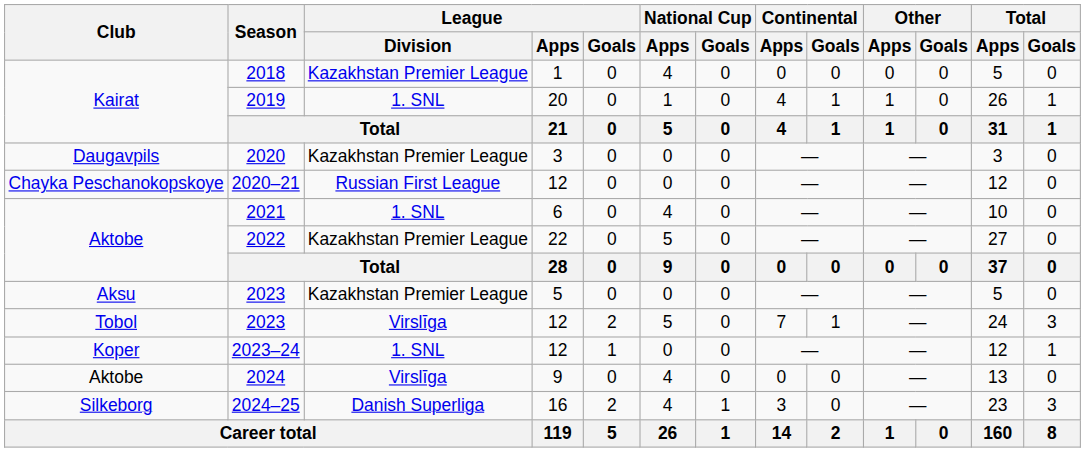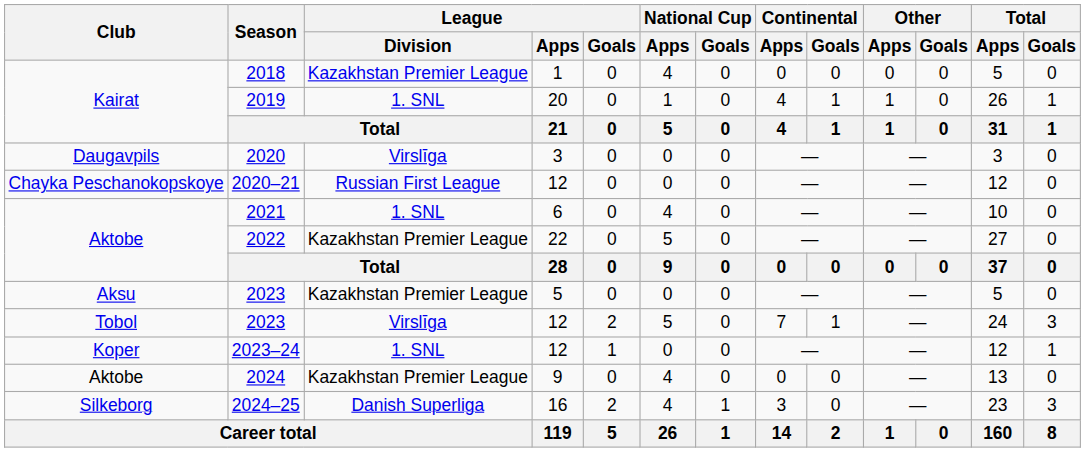(418, 156) Kazakhstan Premier League -> (418, 156) Virslīga
(418, 377) Virslīga -> (418, 377) Kazakhstan Premier League
